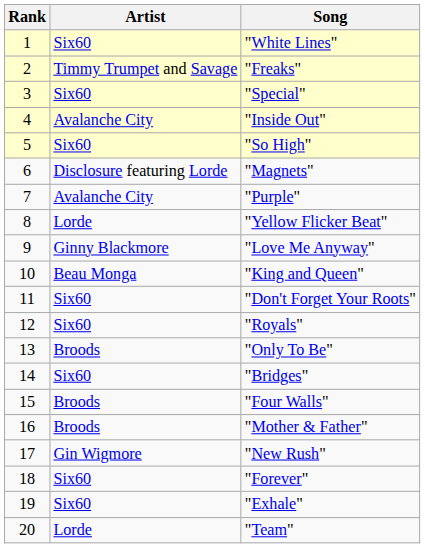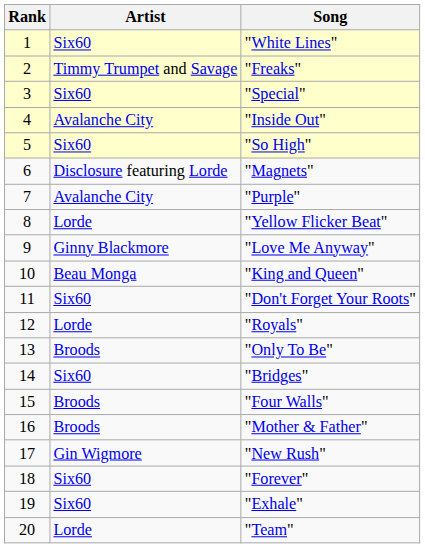(72, 324) Six60 -> (73, 324) Lorde
